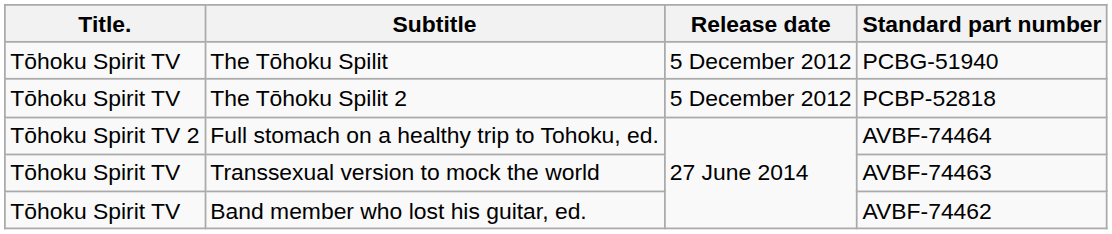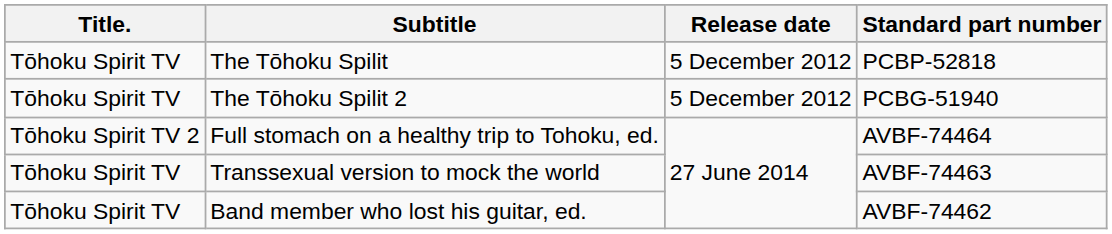(931, 61) PCBG-51940 -> (929, 61) PCBP-52818
(929, 98) PCBP-52818 -> (931, 98) PCBG-51940
